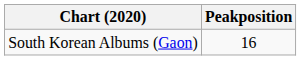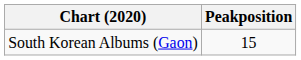(249, 42) 16 -> (249, 42) 15
